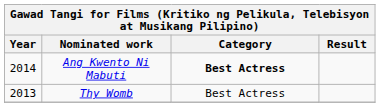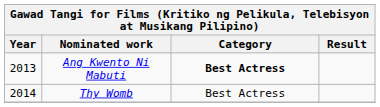(23, 69) 2014 -> (23, 69) 2013
(23, 93) 2013 -> (23, 93) 2014
